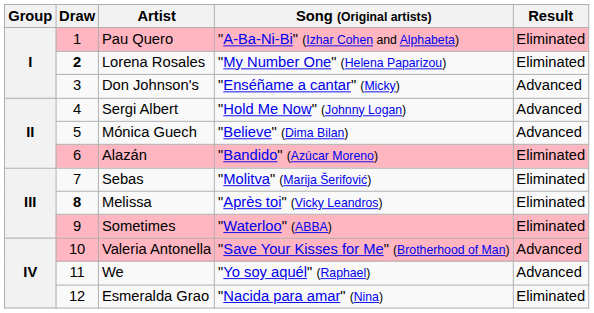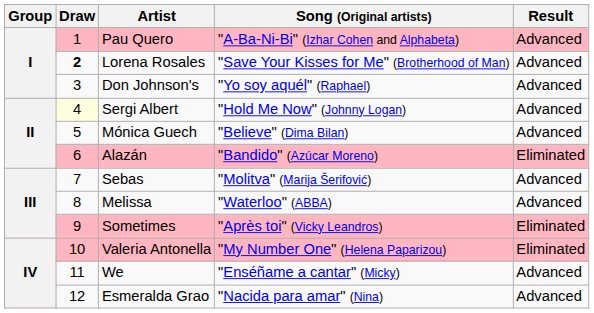(551, 39) Eliminated -> (549, 39) Advanced
(332, 62) "My Number One" (Helena Paparizou) -> (364, 62) "Save Your Kisses for Me" (Brotherhood of Man)
(551, 62) Eliminated -> (549, 62) Advanced
(309, 86) "Enséñame a cantar" (Micky) -> (294, 86) "Yo soy aquél" (Raphael)
(77, 109) no background -> (77, 109) lightyellow background
(551, 179) Eliminated -> (549, 179) Advanced
(77, 202) bold -> (77, 202) normal
(300, 202) "Après toi" (Vicky Leandros) -> (275, 202) "Waterloo" (ABBA)
(551, 202) Eliminated -> (549, 202) Advanced
(275, 226) "Waterloo" (ABBA) -> (300, 226) "Après toi" (Vicky Leandros)
(364, 249) "Save Your Kisses for Me" (Brotherhood of Man) -> (332, 249) "My Number One" (Helena Paparizou)
(549, 249) Advanced -> (551, 249) Eliminated
(294, 272) "Yo soy aquél" (Raphael) -> (309, 272) "Enséñame a cantar" (Micky)
(551, 296) Eliminated -> (549, 296) Advanced
